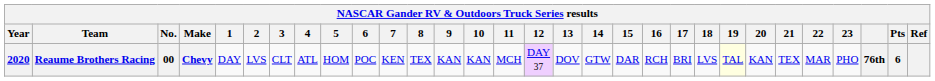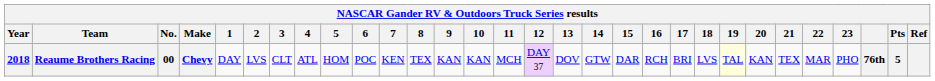(18, 59) 2020 -> (18, 59) 2018
(898, 59) 6 -> (898, 59) 5
